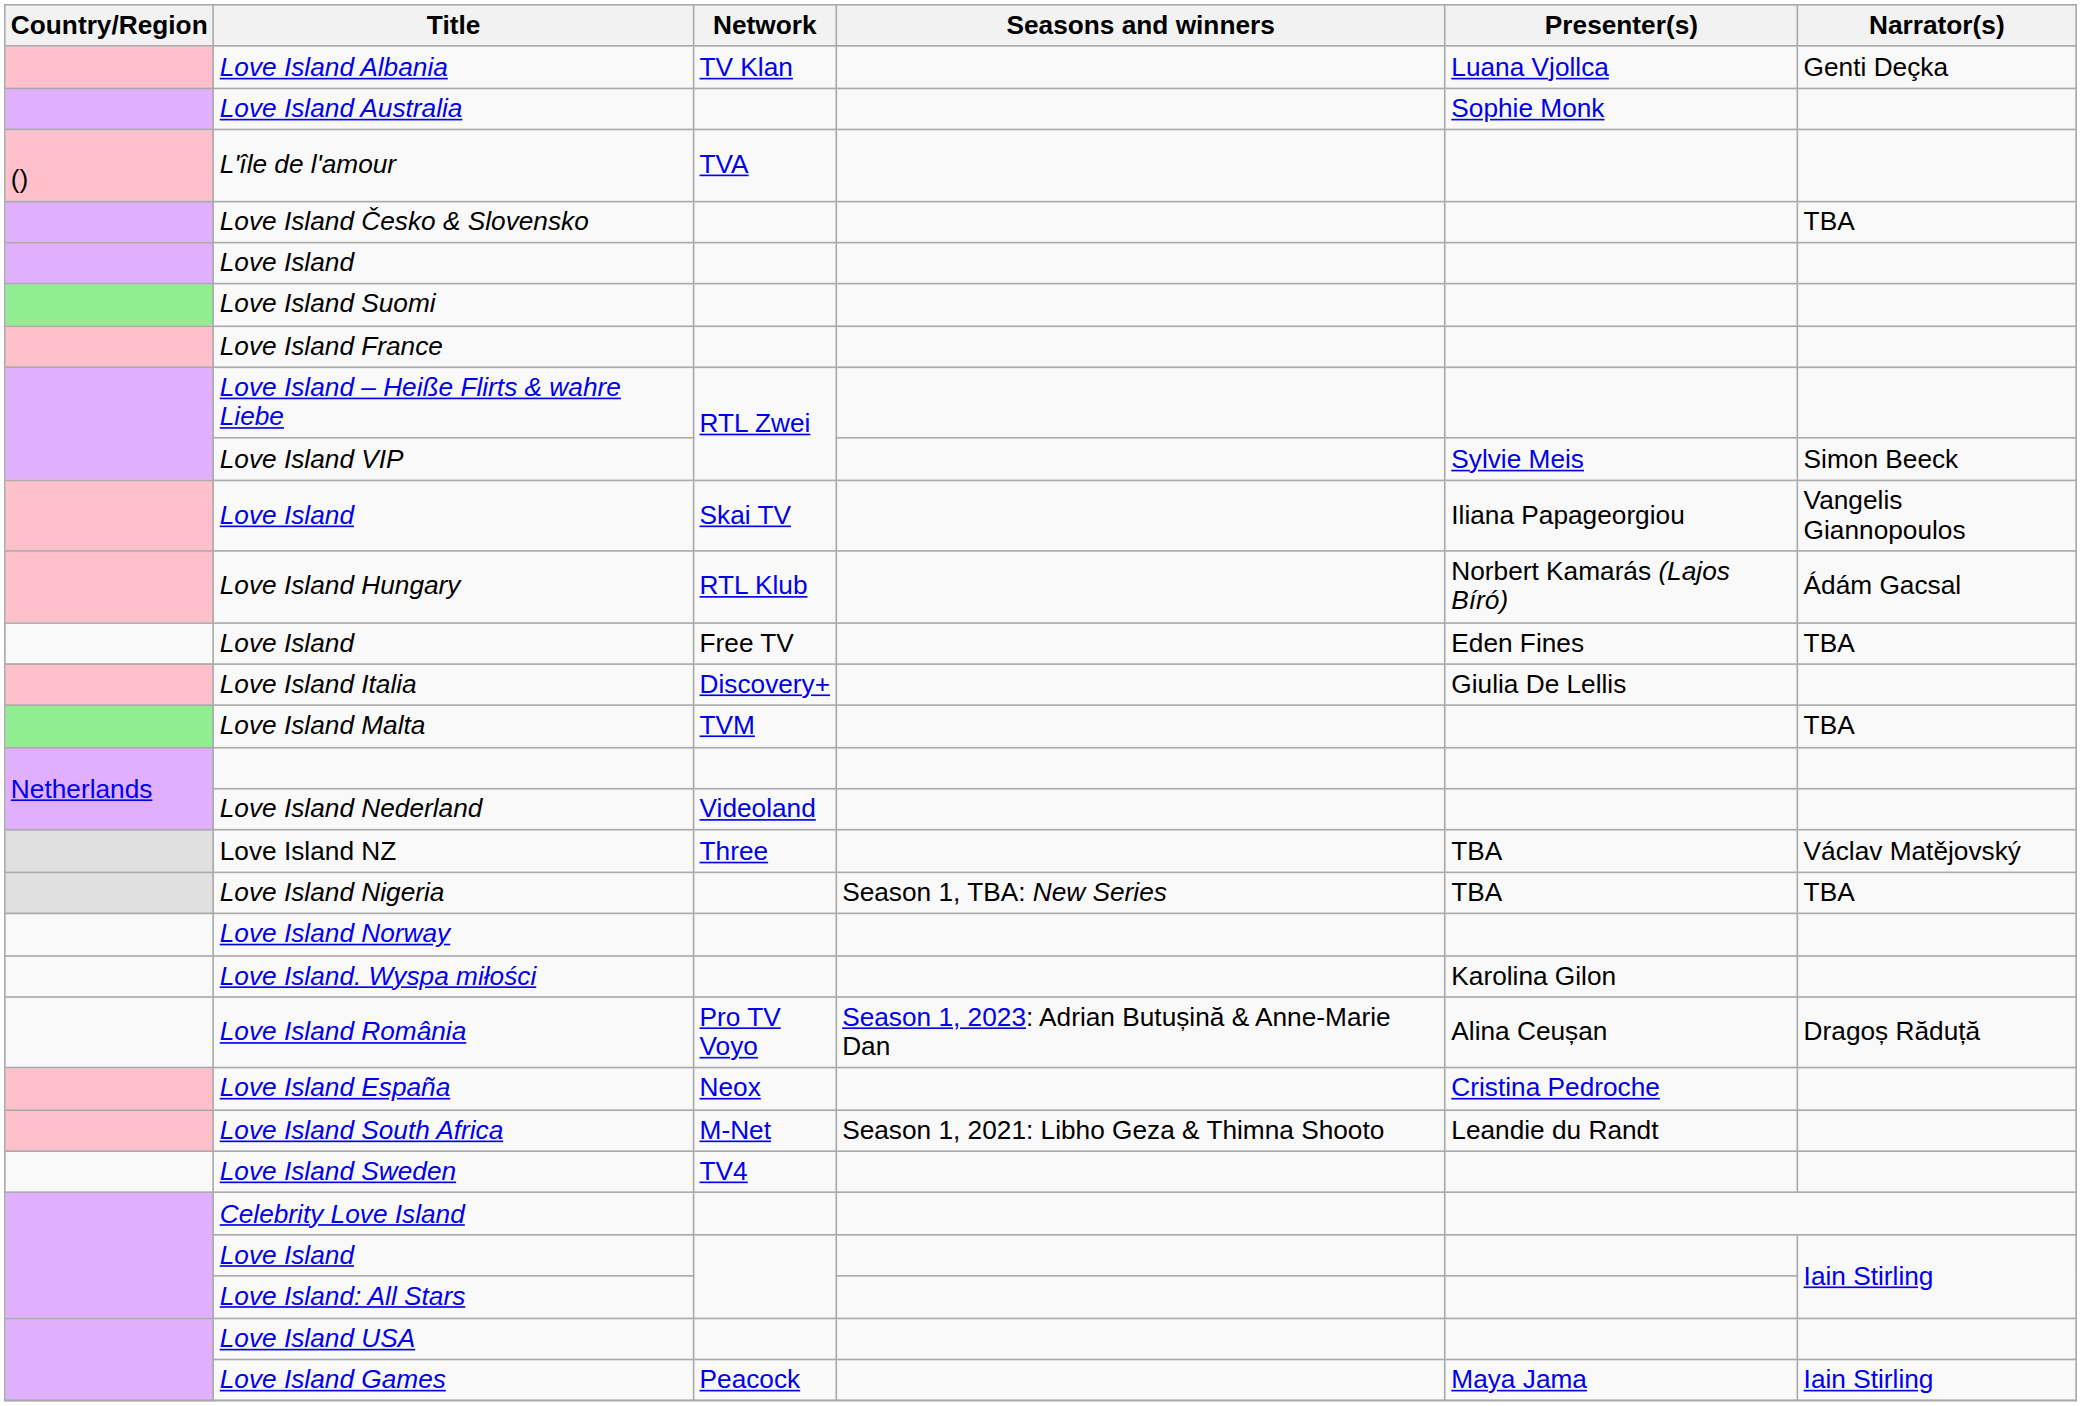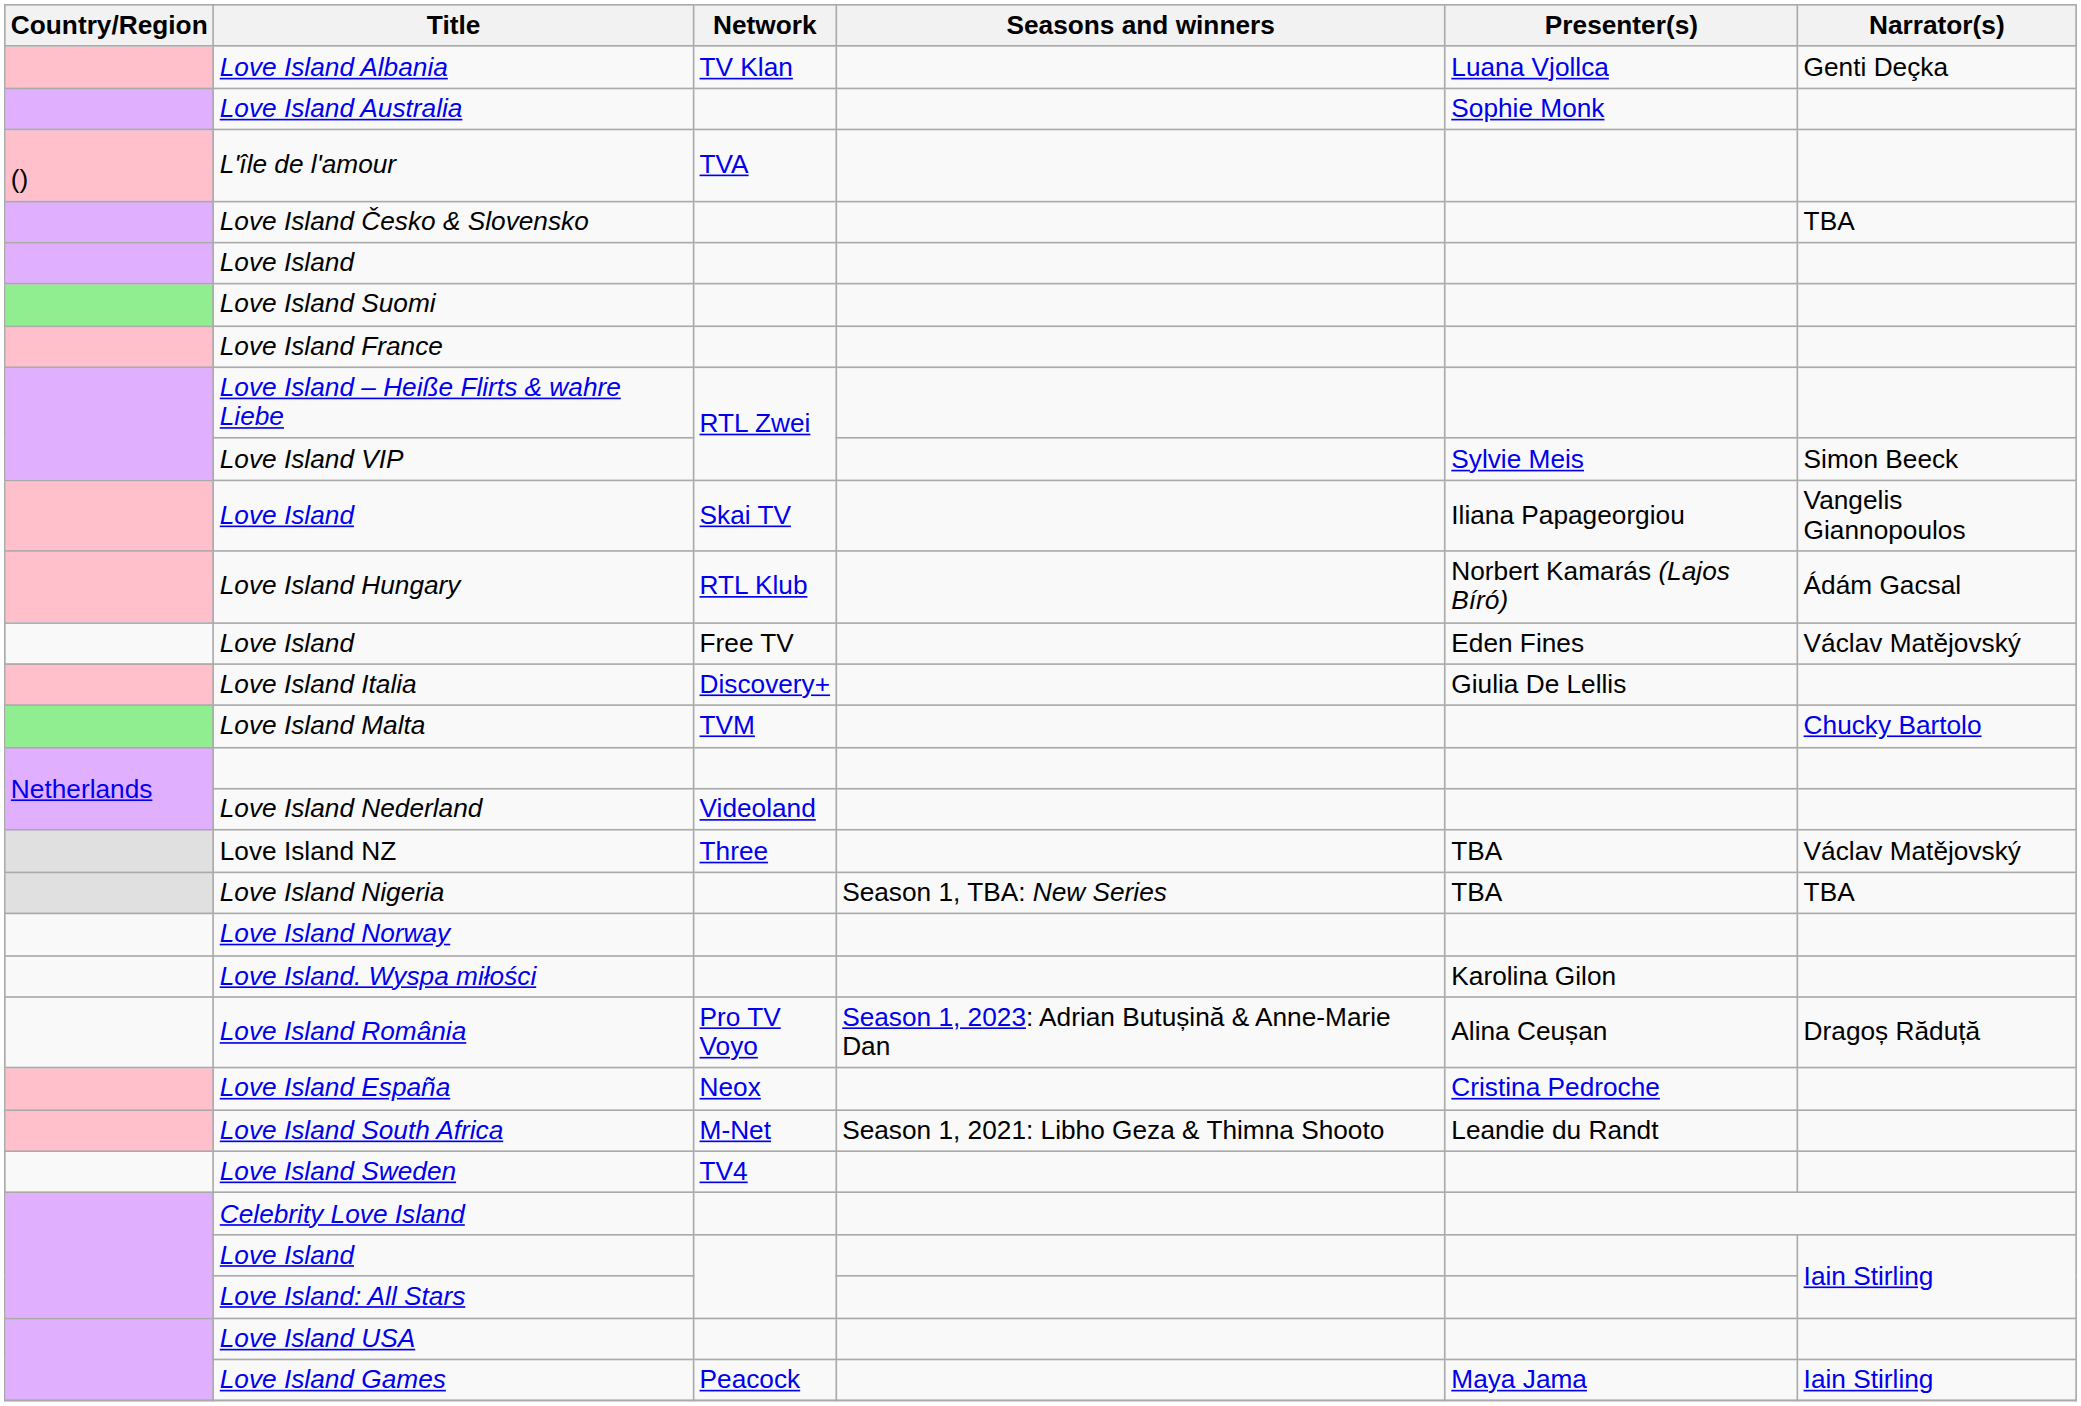(1829, 642) TBA -> (1912, 642) Václav Matějovský
(1829, 725) TBA -> (1893, 725) Chucky Bartolo
